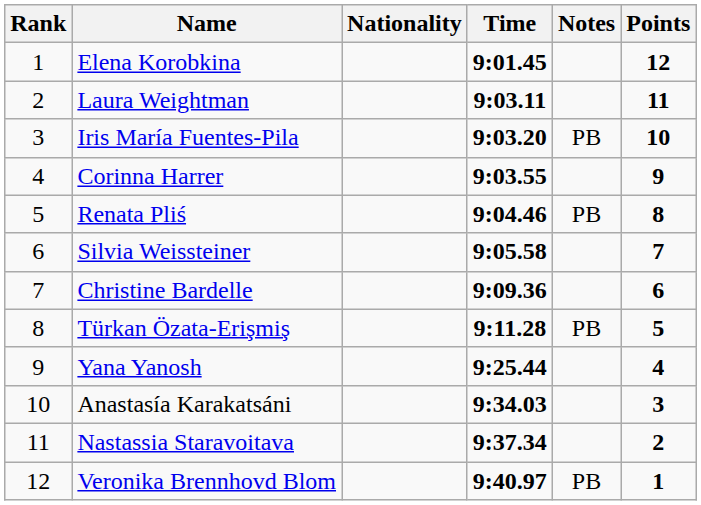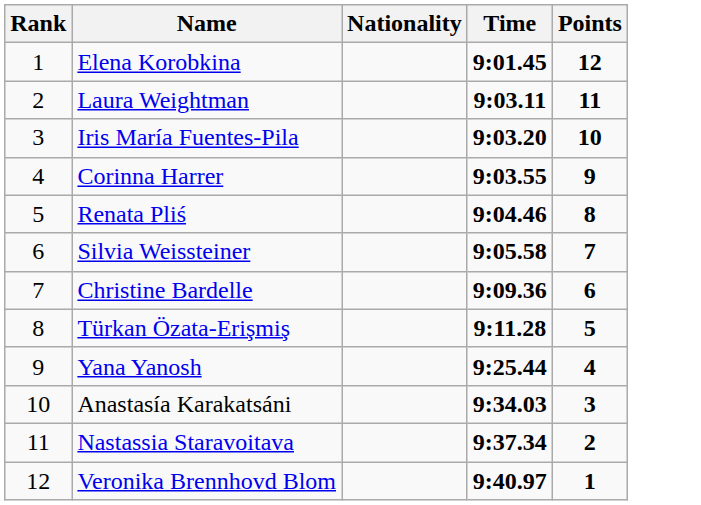- column: (587, 23)
